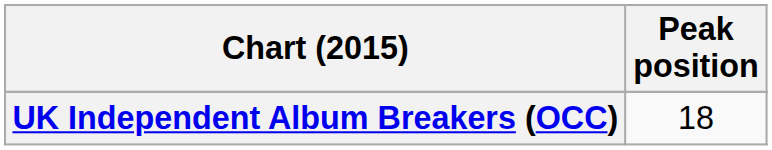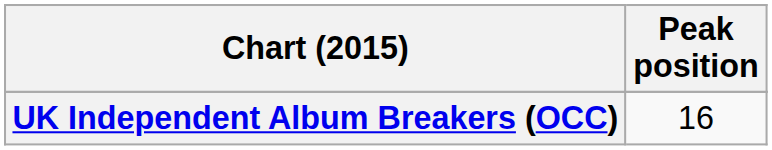(696, 117) 18 -> (696, 117) 16
